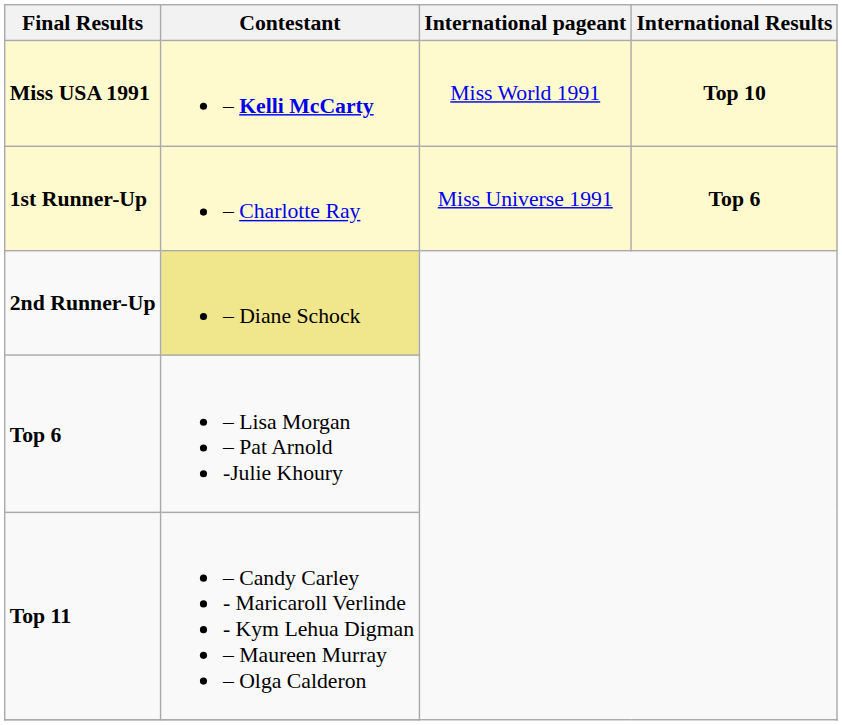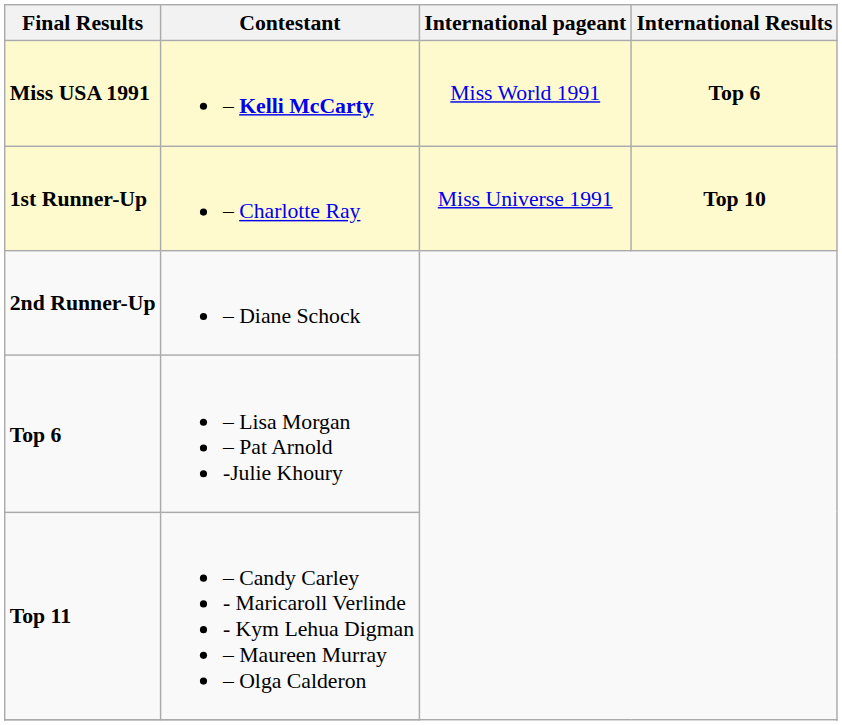(734, 93) Top 10 -> (734, 93) Top 6
(734, 198) Top 6 -> (734, 198) Top 10
(290, 316) khaki background -> (290, 316) no background
